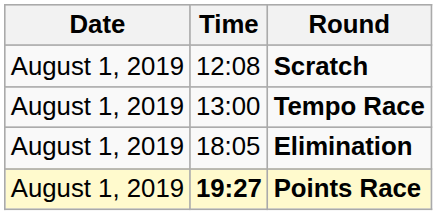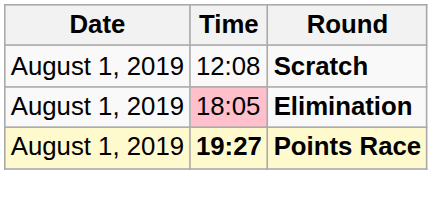- row: (349, 106)
(228, 147) no background -> (228, 106) pink background
